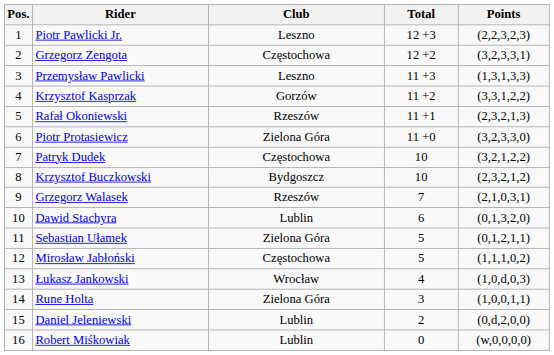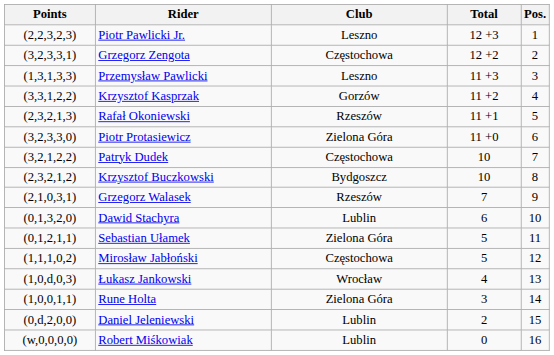columns swapped: (18, 14) <-> (504, 14)
